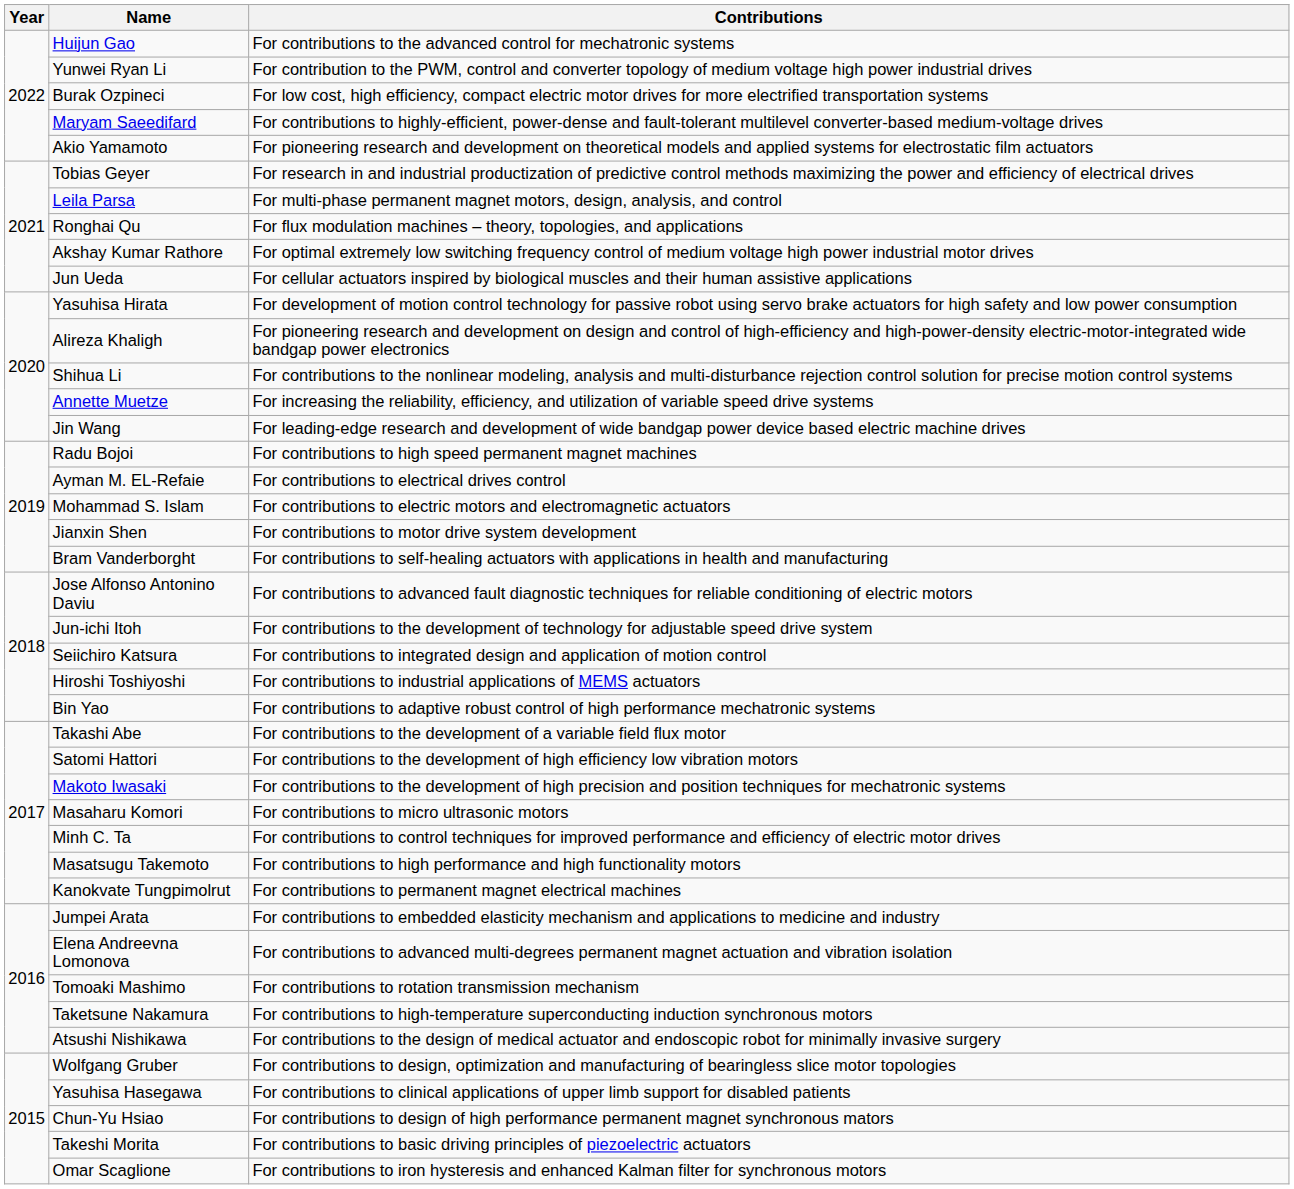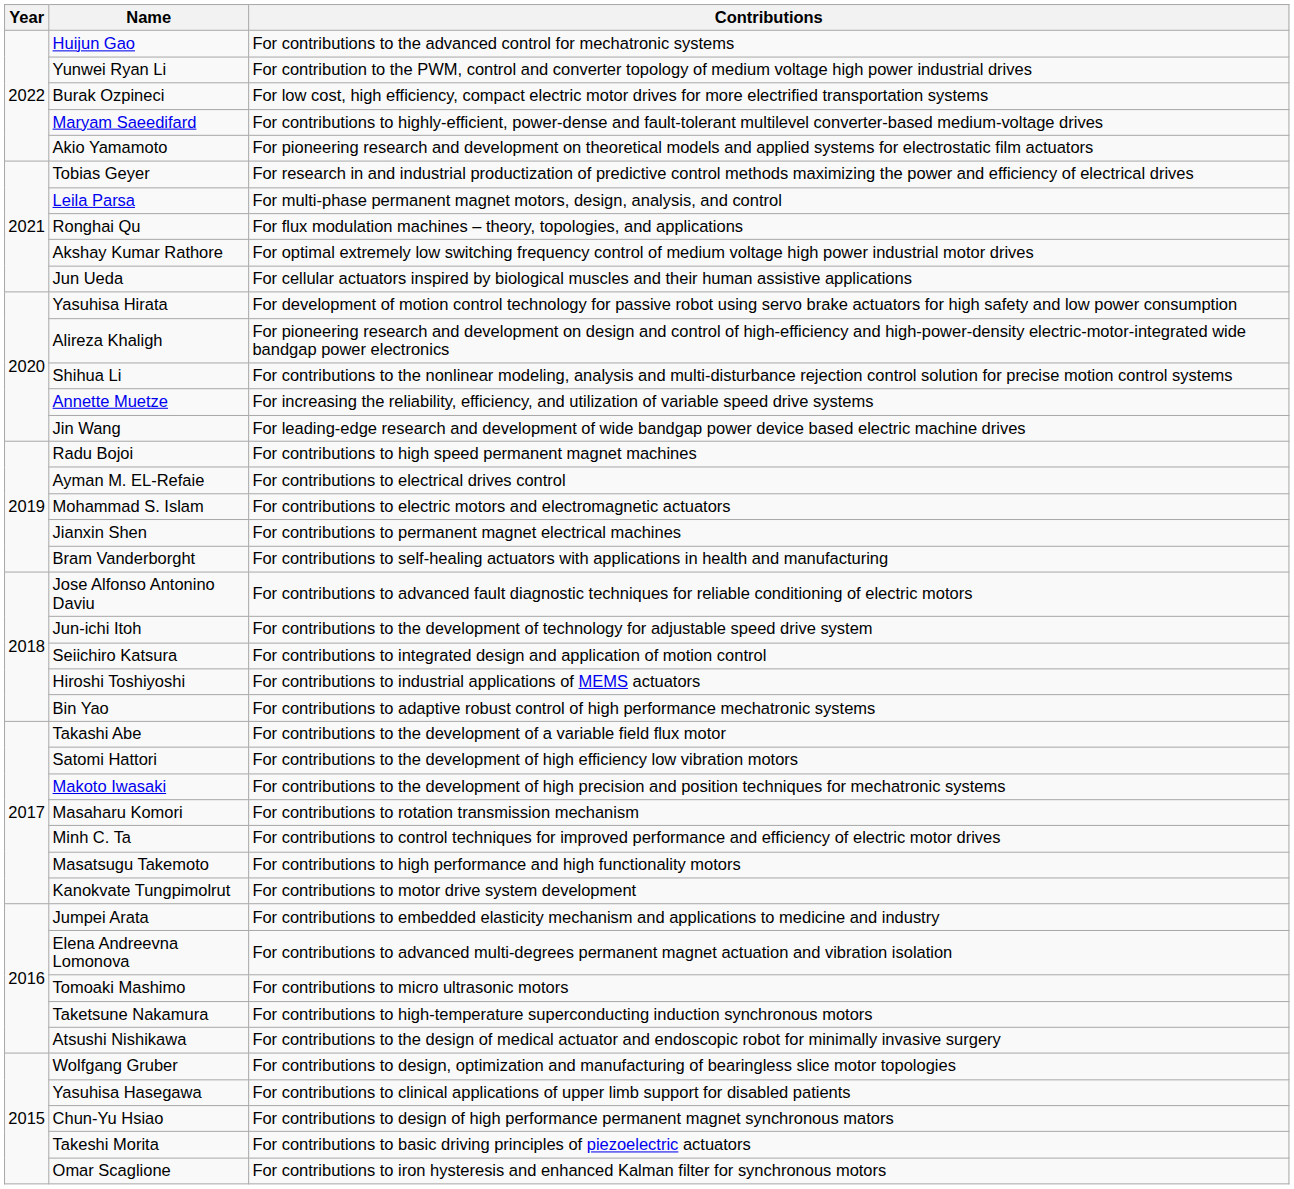(444, 532) For contributions to motor drive system development -> (467, 532) For contributions to permanent magnet electrical machines
(410, 812) For contributions to micro ultrasonic motors -> (446, 812) For contributions to rotation transmission mechanism
(467, 891) For contributions to permanent magnet electrical machines -> (444, 891) For contributions to motor drive system development
(446, 987) For contributions to rotation transmission mechanism -> (410, 987) For contributions to micro ultrasonic motors
